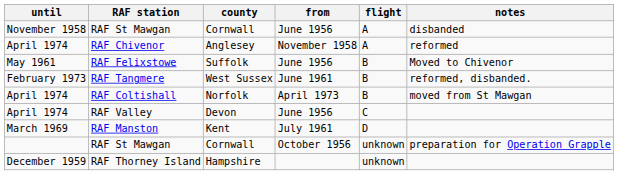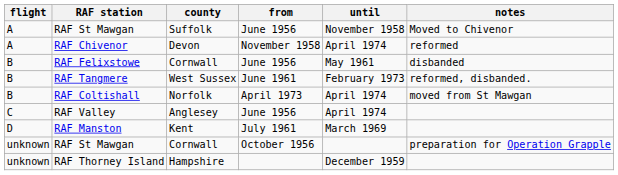columns swapped: (383, 13) <-> (46, 13)
(230, 29) Cornwall -> (190, 29) Suffolk
(437, 29) disbanded -> (461, 29) Moved to Chivenor
(230, 46) Anglesey -> (184, 46) Devon
(227, 62) Suffolk -> (194, 62) Cornwall
(461, 62) Moved to Chivenor -> (437, 62) disbanded
(221, 112) Devon -> (194, 112) Anglesey
